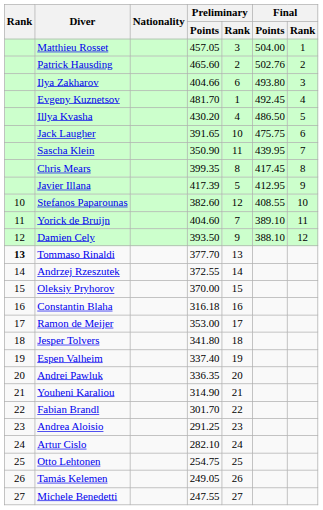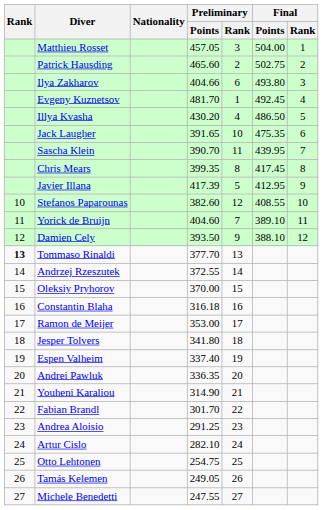(270, 64) 502.76 -> (270, 64) 502.75
(270, 133) 475.75 -> (270, 133) 475.35
(205, 151) 350.90 -> (205, 151) 390.70
